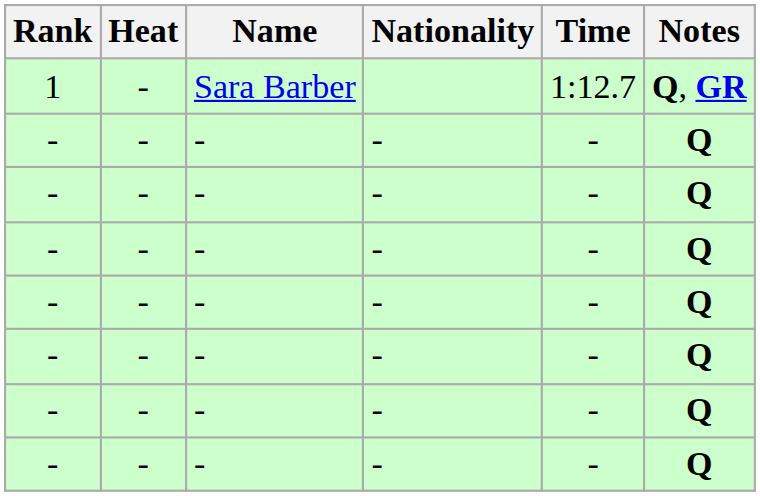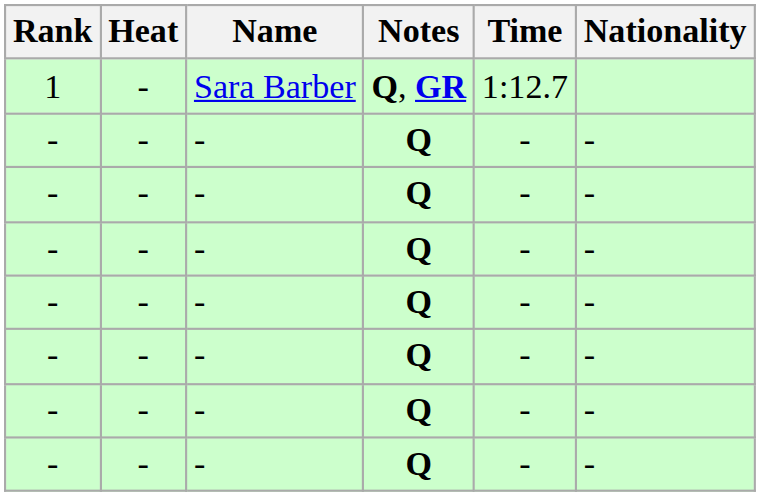columns swapped: (453, 31) <-> (699, 31)
